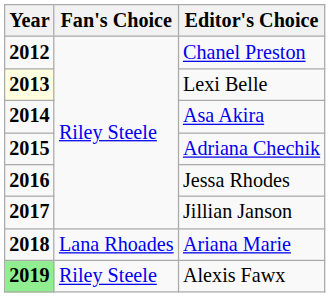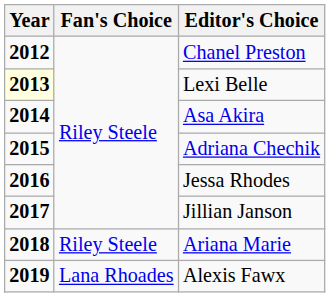(116, 244) Lana Rhoades -> (108, 244) Riley Steele
(29, 276) lightgreen background -> (29, 276) no background
(108, 276) Riley Steele -> (116, 276) Lana Rhoades
